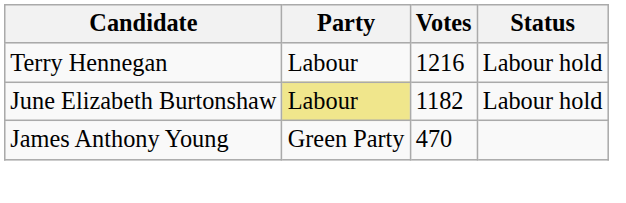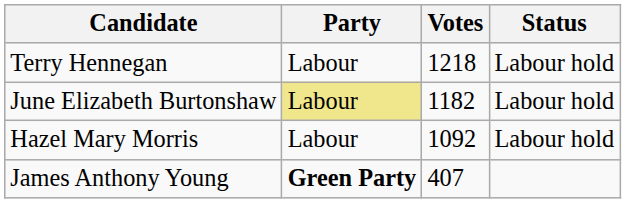(440, 62) 1216 -> (452, 62) 1218
+ row: (104, 139)
(346, 139) normal -> (352, 178) bold
(434, 139) 470 -> (446, 178) 407
